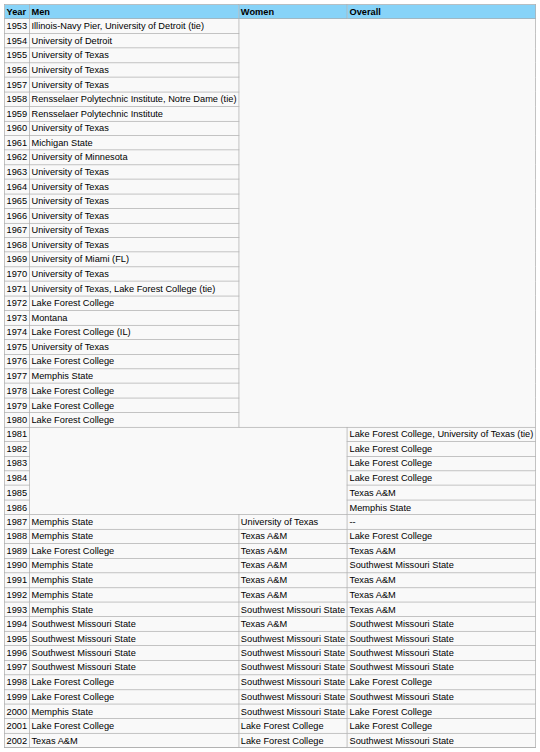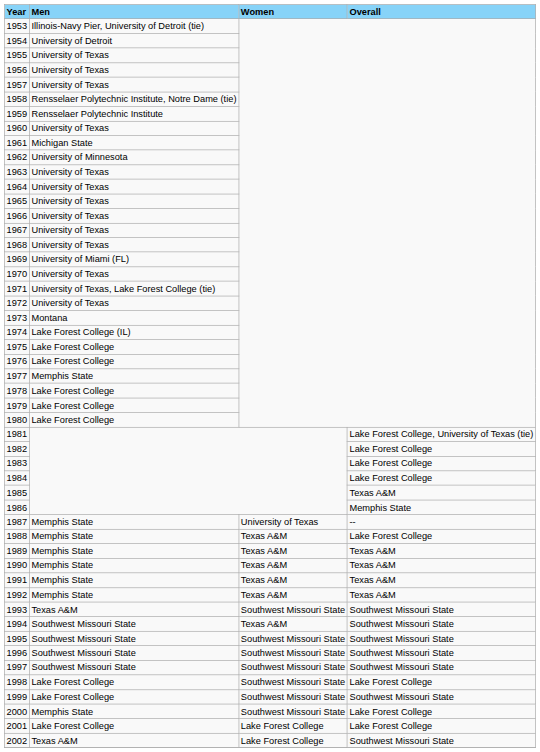(73, 303) Lake Forest College -> (70, 303) University of Texas
(70, 347) University of Texas -> (73, 347) Lake Forest College
(73, 551) Lake Forest College -> (62, 551) Memphis State
(402, 565) Southwest Missouri State -> (373, 565) Texas A&M
(62, 609) Memphis State -> (55, 609) Texas A&M
(373, 609) Texas A&M -> (402, 609) Southwest Missouri State
